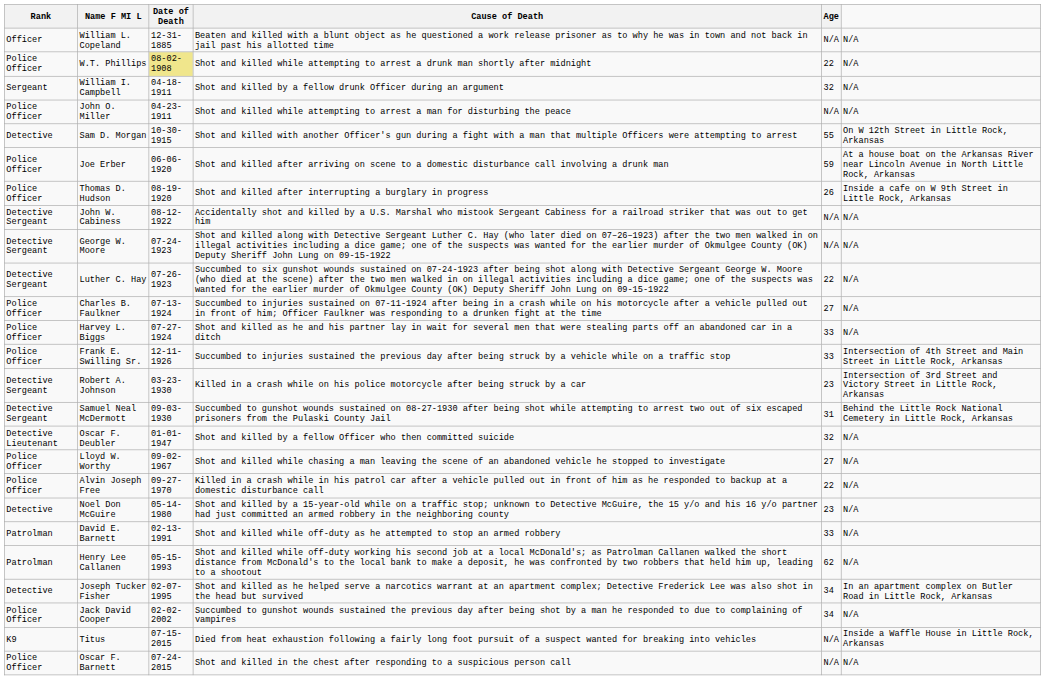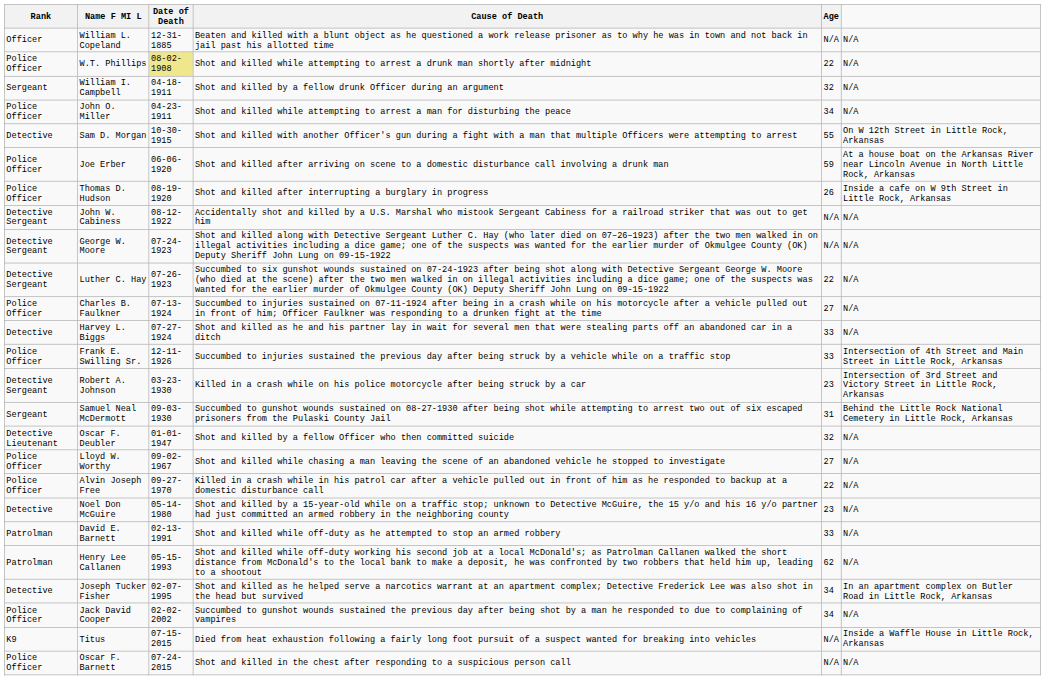(831, 112) N/A -> (829, 112) 34
(24, 333) Police Officer -> (30, 333) Detective
(30, 414) Detective Sergeant -> (27, 414) Sergeant
